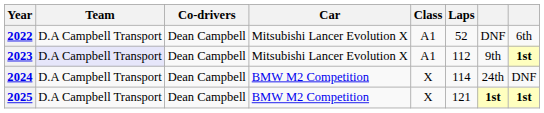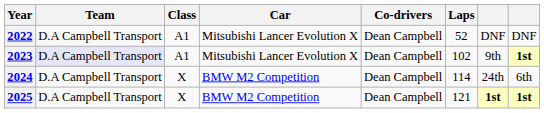columns swapped: (207, 15) <-> (428, 15)
(524, 35) 6th -> (524, 35) DNF
(461, 56) 112 -> (461, 56) 102
(524, 77) DNF -> (524, 77) 6th
